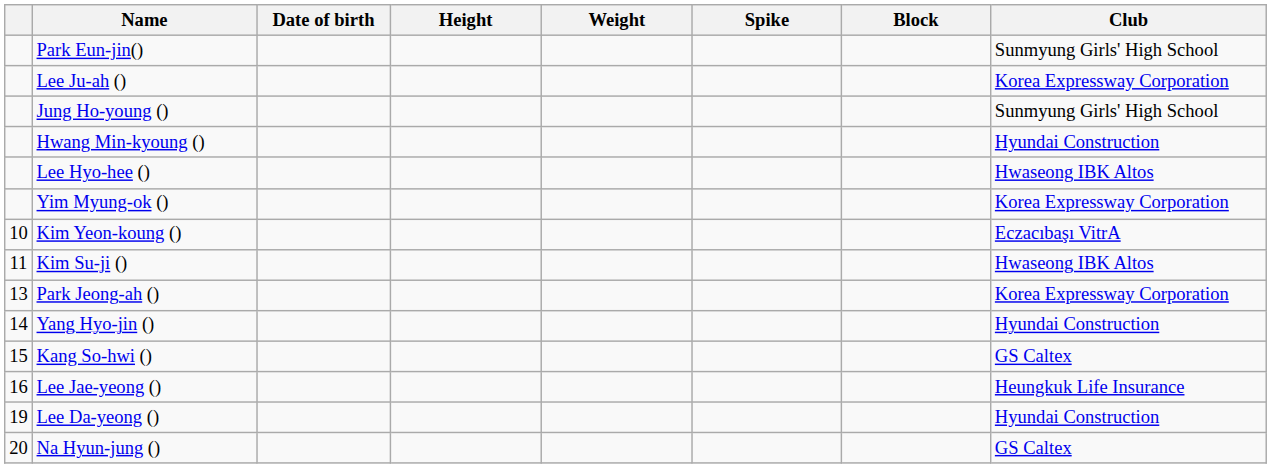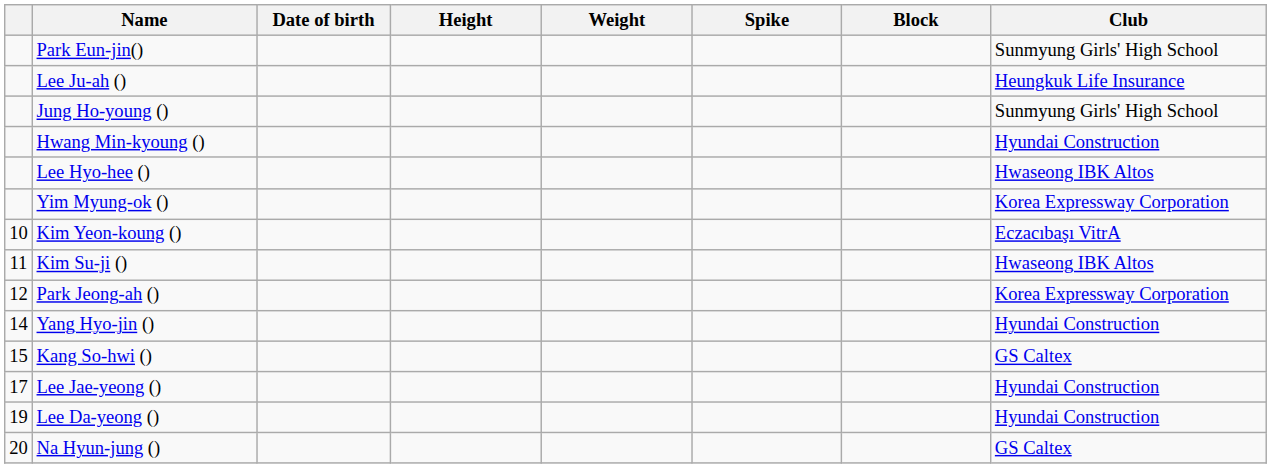(1112, 80) Korea Expressway Corporation -> (1090, 80) Heungkuk Life Insurance
(18, 294) 13 -> (18, 294) 12
(18, 386) 16 -> (18, 386) 17
(1090, 386) Heungkuk Life Insurance -> (1077, 386) Hyundai Construction
